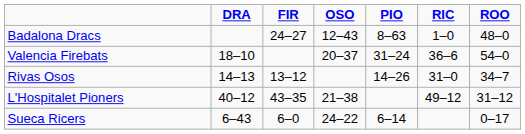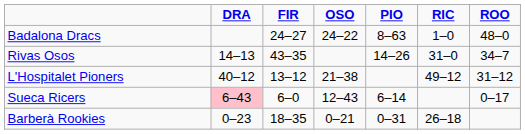(340, 36) 12–43 -> (340, 36) 24–22
- row: (58, 57)
(288, 77) 13–12 -> (288, 57) 43–35
(288, 98) 43–35 -> (288, 77) 13–12
(237, 119) no background -> (237, 98) pink background
(340, 119) 24–22 -> (340, 98) 12–43
+ row: (56, 119)
